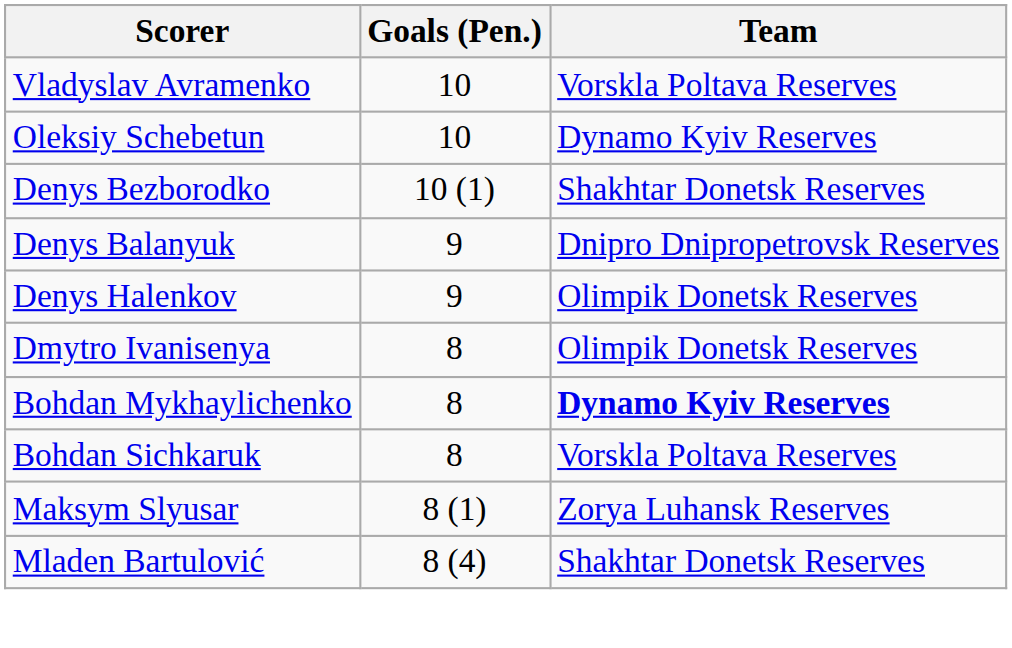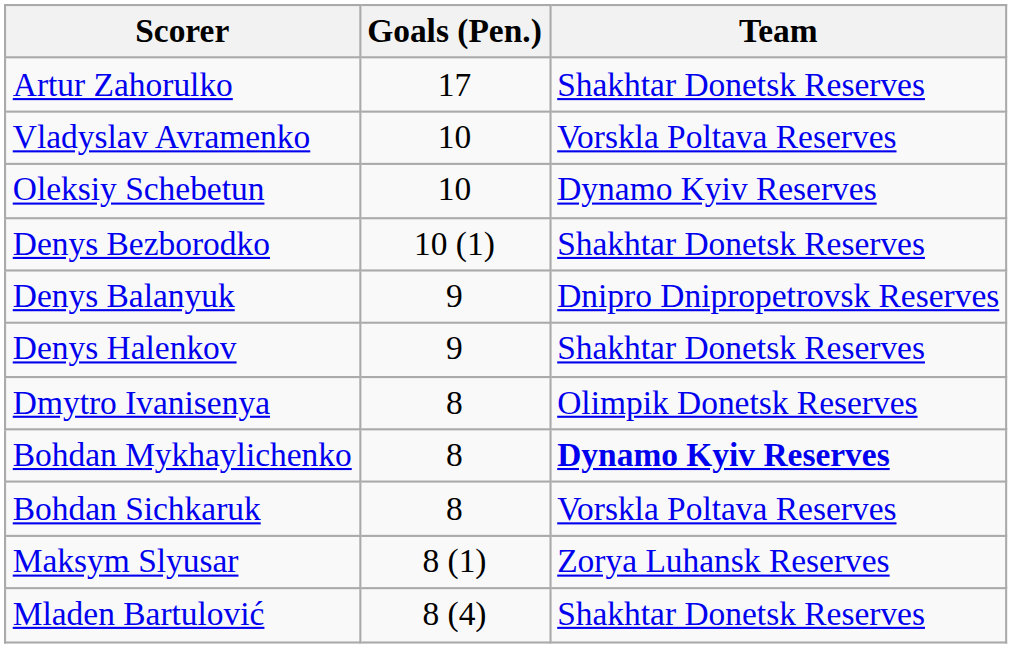+ row: (123, 84)
(737, 296) Olimpik Donetsk Reserves -> (741, 349) Shakhtar Donetsk Reserves
